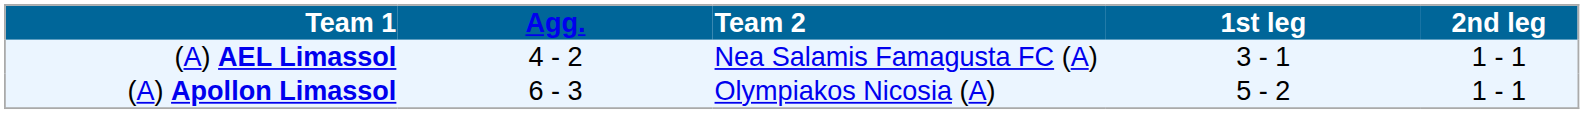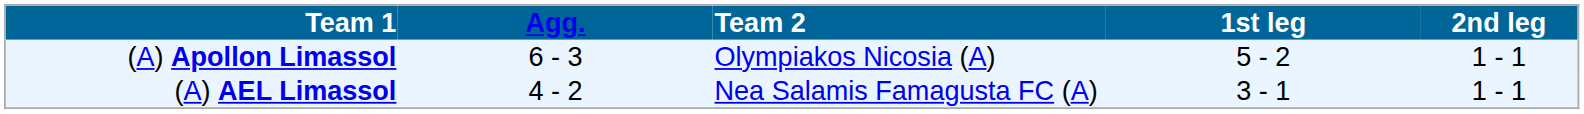rows swapped: (285, 57) <-> (262, 90)
